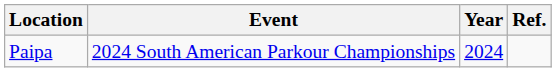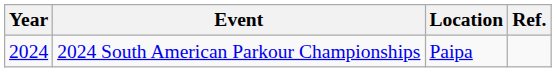columns swapped: (484, 19) <-> (46, 19)
